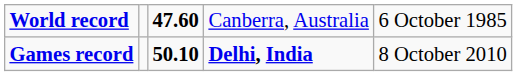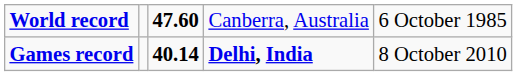(176, 53) 50.10 -> (176, 53) 40.14
